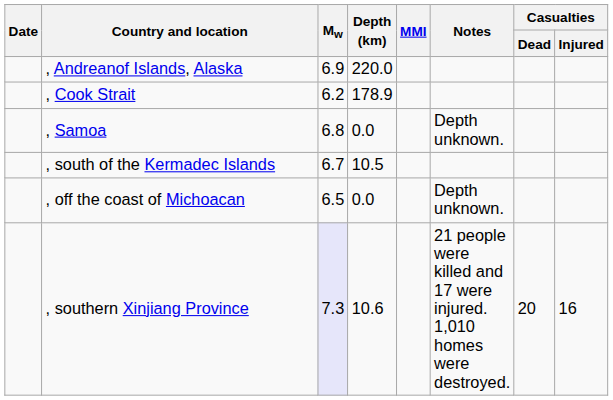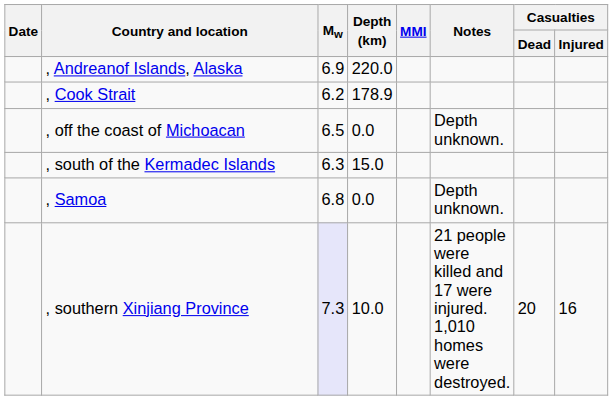rows swapped: (76, 130) <-> (145, 200)
(333, 165) 6.7 -> (333, 165) 6.3
(368, 165) 10.5 -> (368, 165) 15.0
(368, 308) 10.6 -> (368, 308) 10.0
